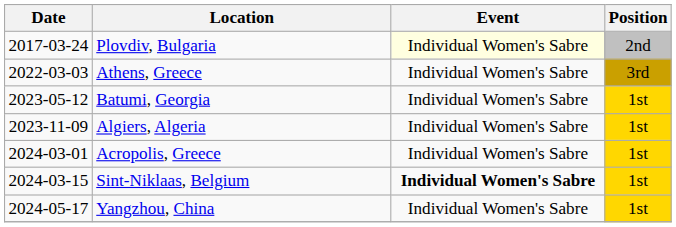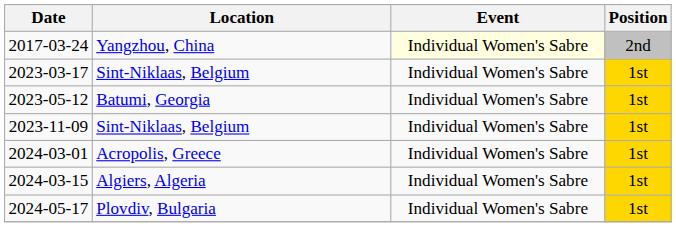(156, 45) Plovdiv, Bulgaria -> (155, 45) Yangzhou, China
- row: (48, 72)
+ row: (48, 72)
(151, 126) Algiers, Algeria -> (173, 126) Sint-Niklaas, Belgium
(173, 180) Sint-Niklaas, Belgium -> (151, 180) Algiers, Algeria
(498, 180) bold -> (498, 180) normal
(155, 208) Yangzhou, China -> (156, 208) Plovdiv, Bulgaria
